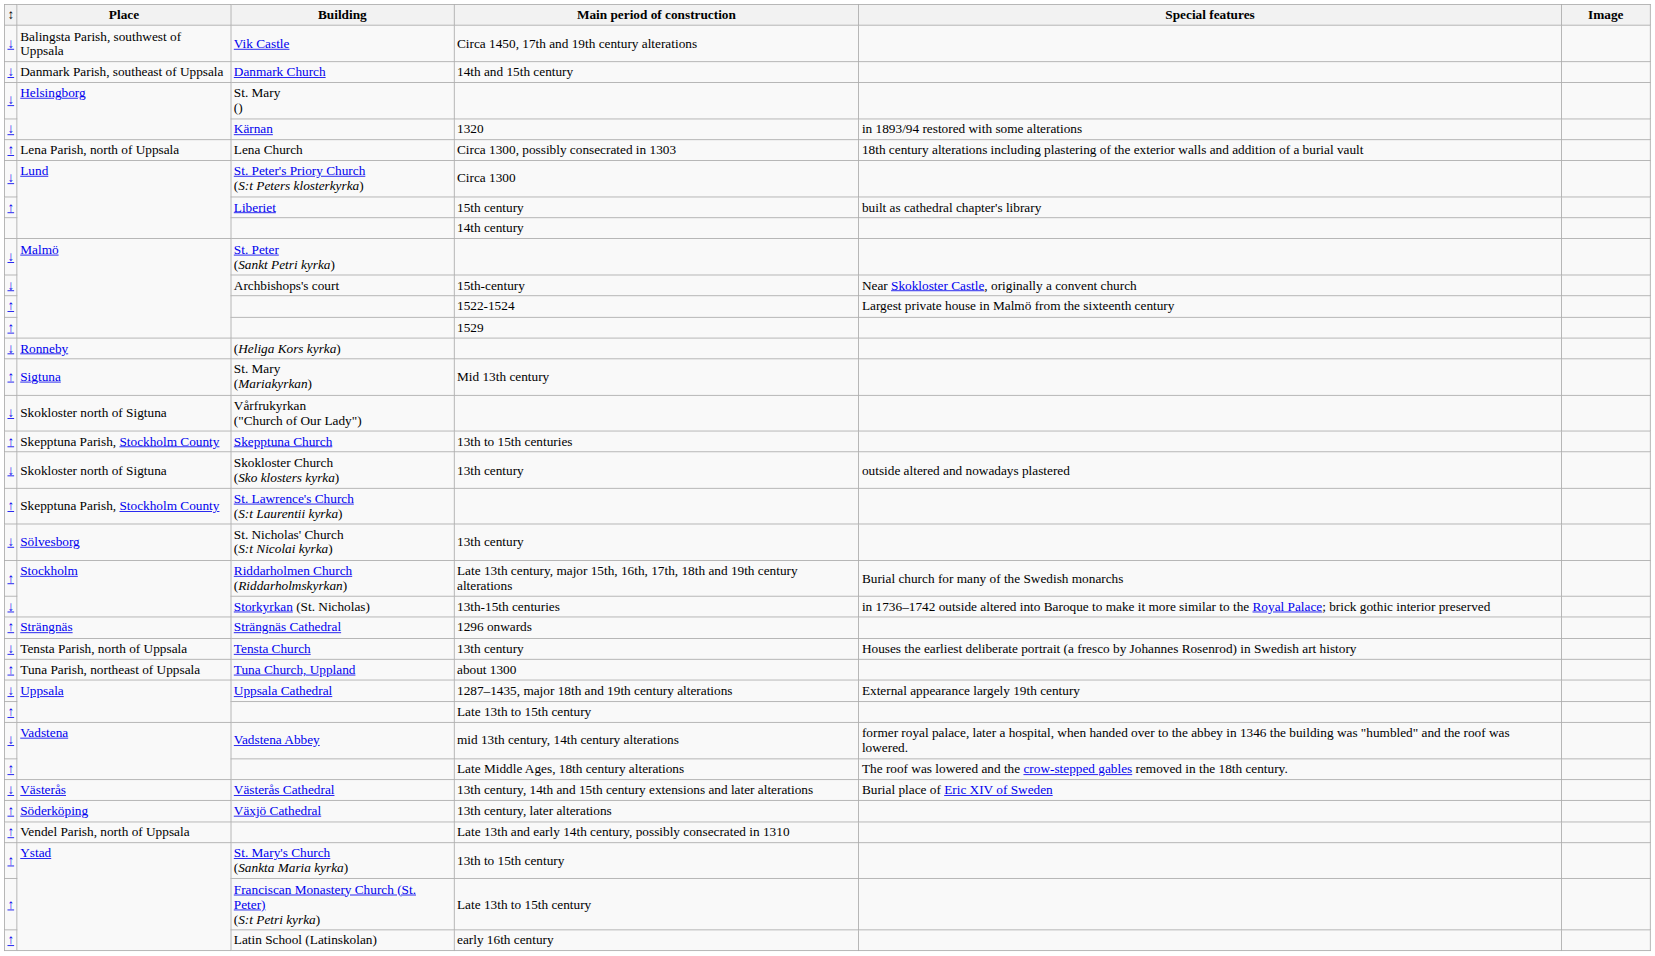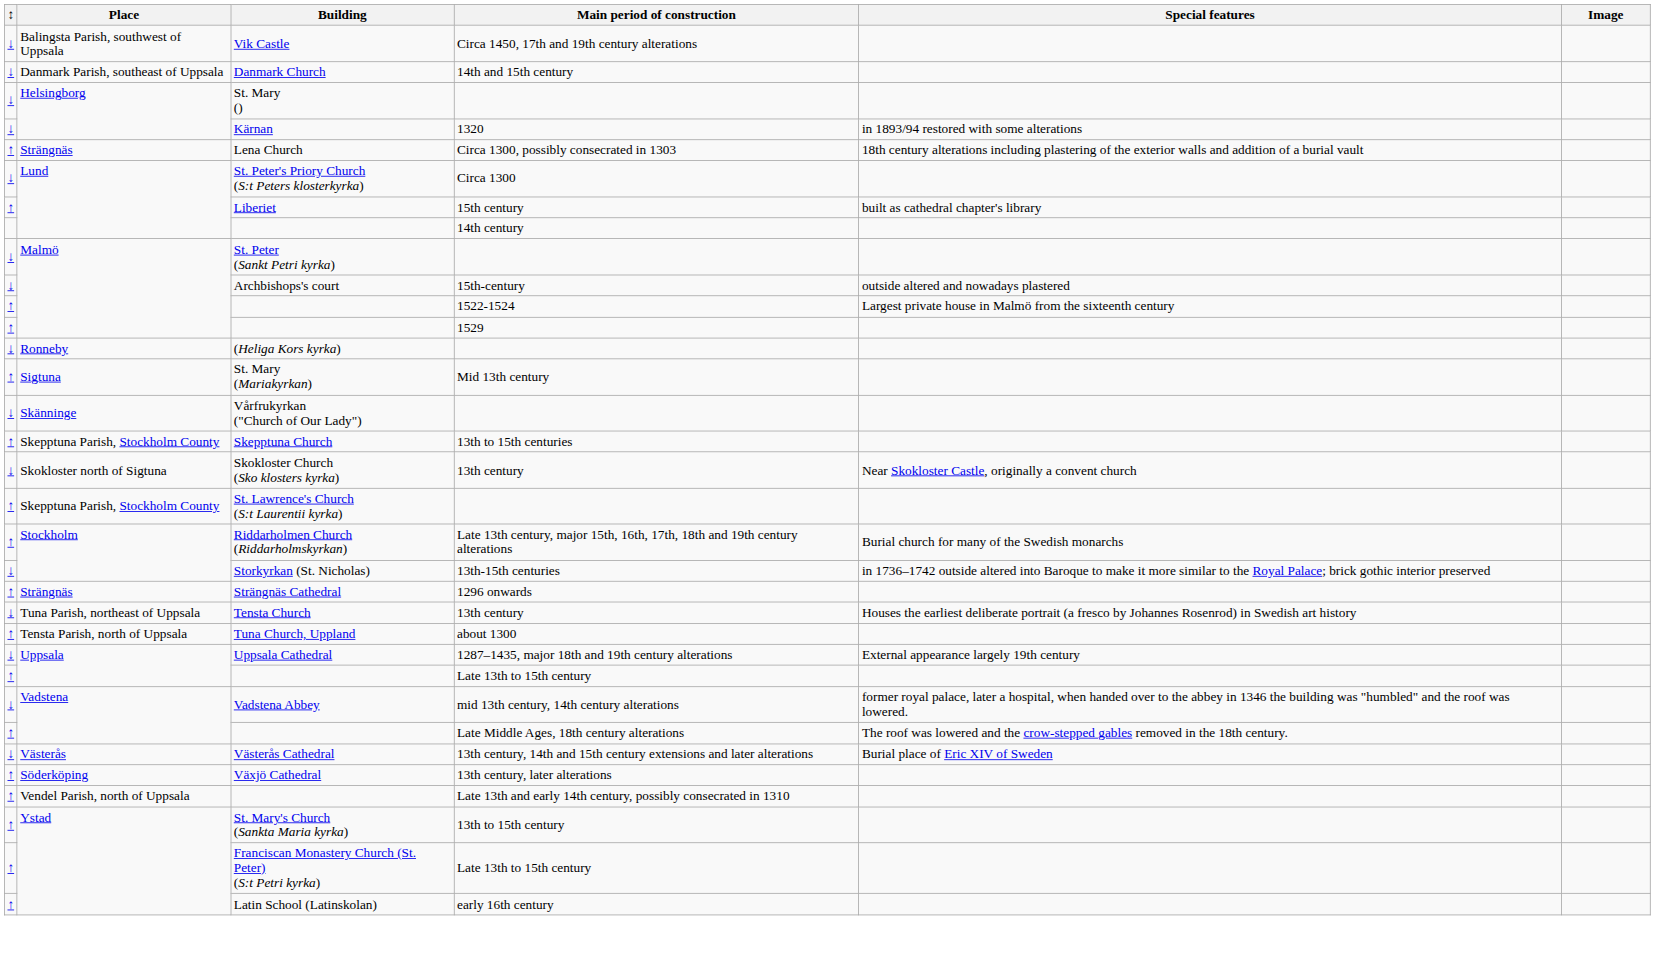(100, 150) Lena Parish, north of Uppsala -> (46, 150) Strängnäs
(999, 285) Near Skokloster Castle, originally a convent church -> (966, 285) outside altered and nowadays plastered
(93, 413) Skokloster north of Sigtuna -> (48, 413) Skänninge
(966, 470) outside altered and nowadays plastered -> (999, 470) Near Skokloster Castle, originally a convent church
- row: (289, 542)
(104, 648) Tensta Parish, north of Uppsala -> (110, 612) Tuna Parish, northeast of Uppsala
(110, 669) Tuna Parish, northeast of Uppsala -> (104, 633) Tensta Parish, north of Uppsala
